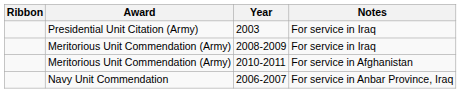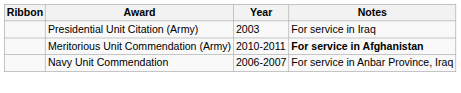- row: (261, 46)
(352, 63) normal -> (357, 46) bold
